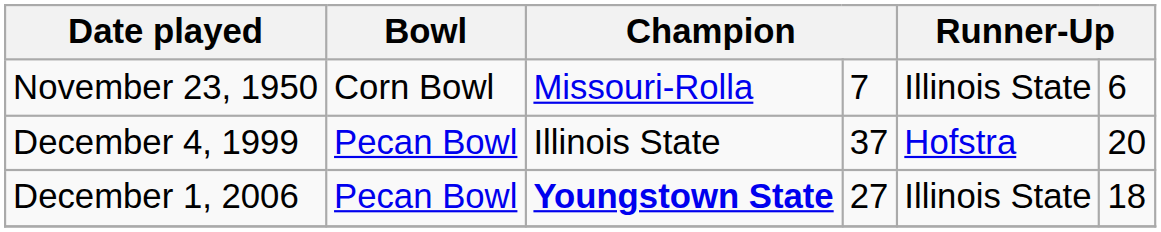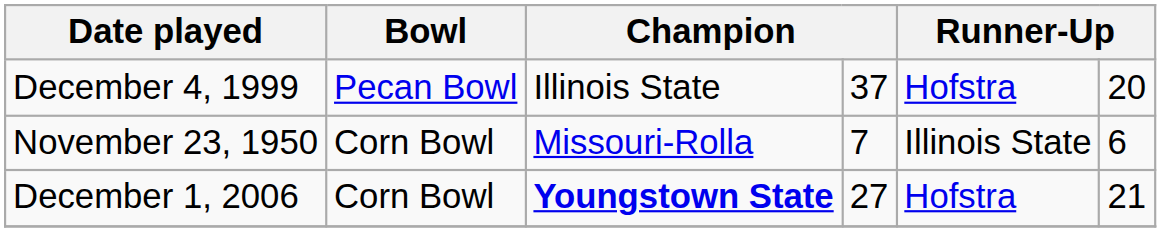rows swapped: (166, 87) <-> (156, 142)
(426, 197) Pecan Bowl -> (414, 197) Corn Bowl
(998, 197) Illinois State -> (960, 197) Hofstra
(1127, 197) 18 -> (1127, 197) 21
